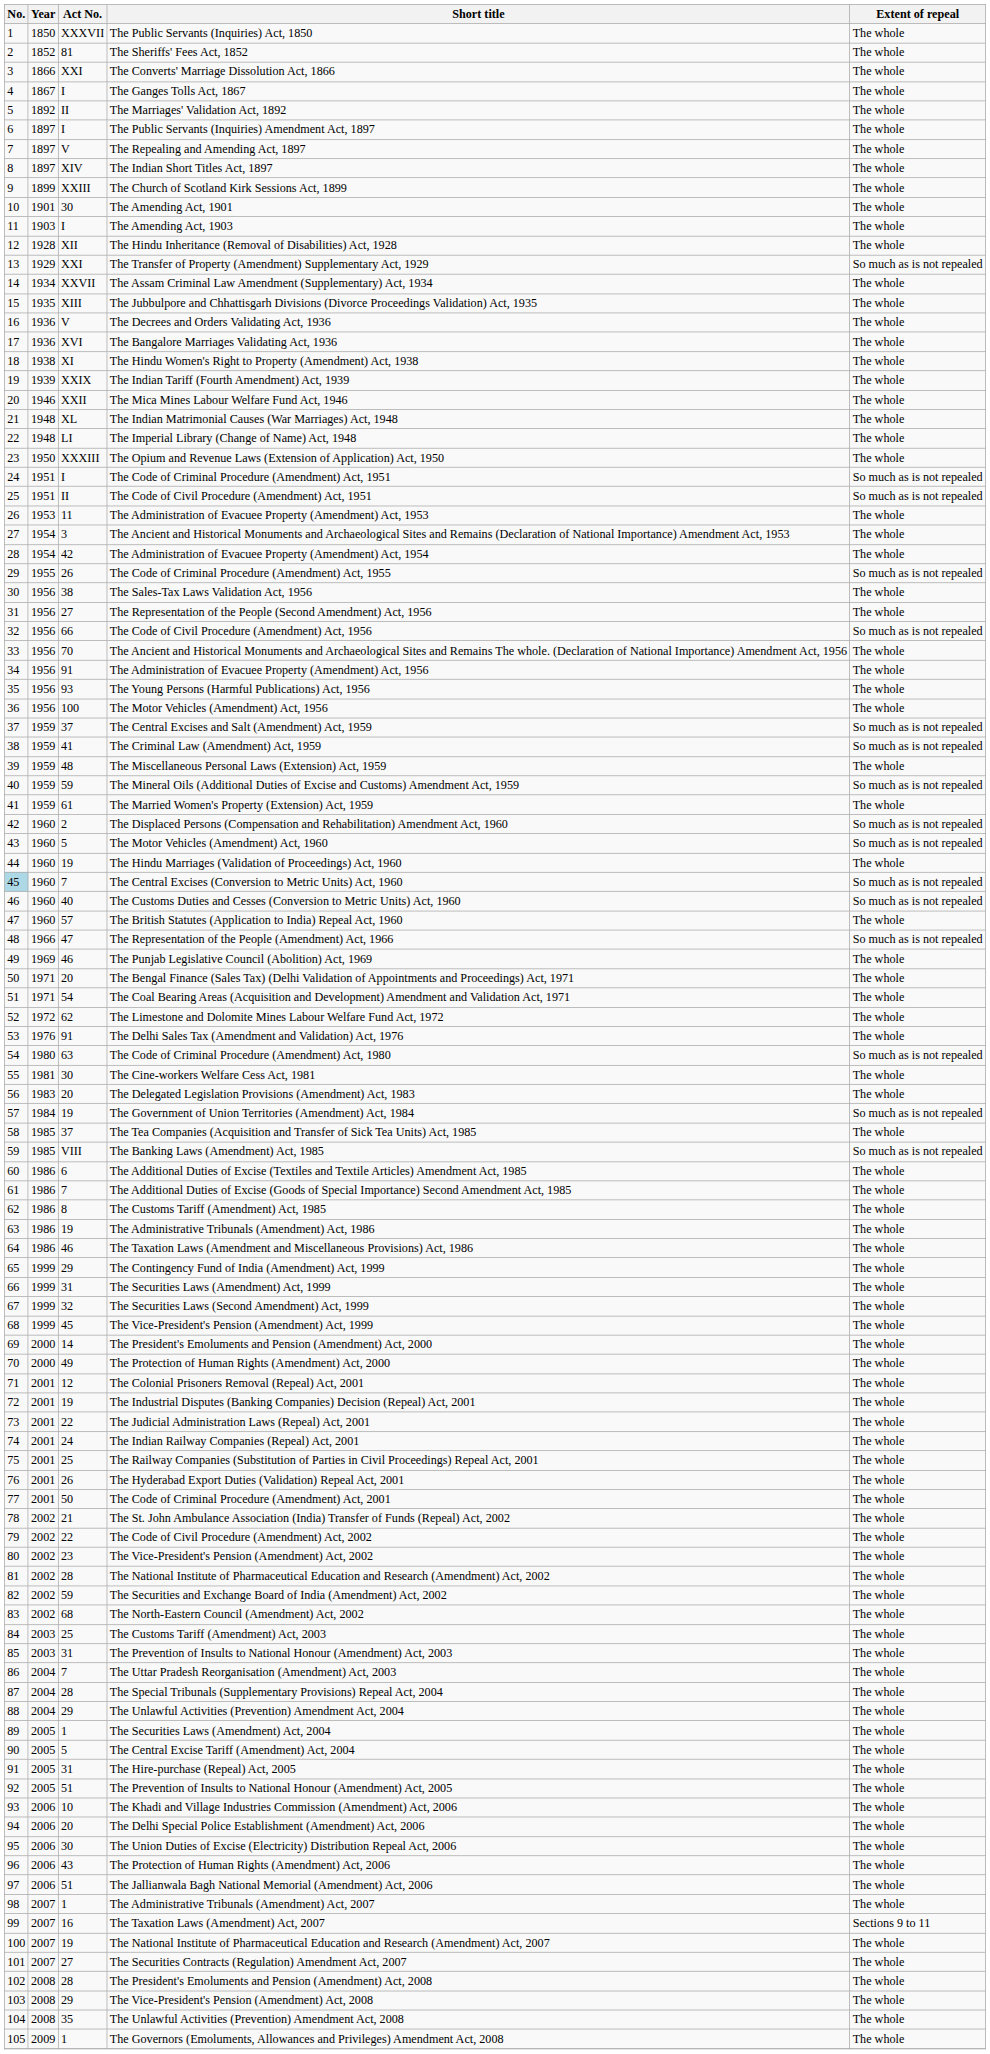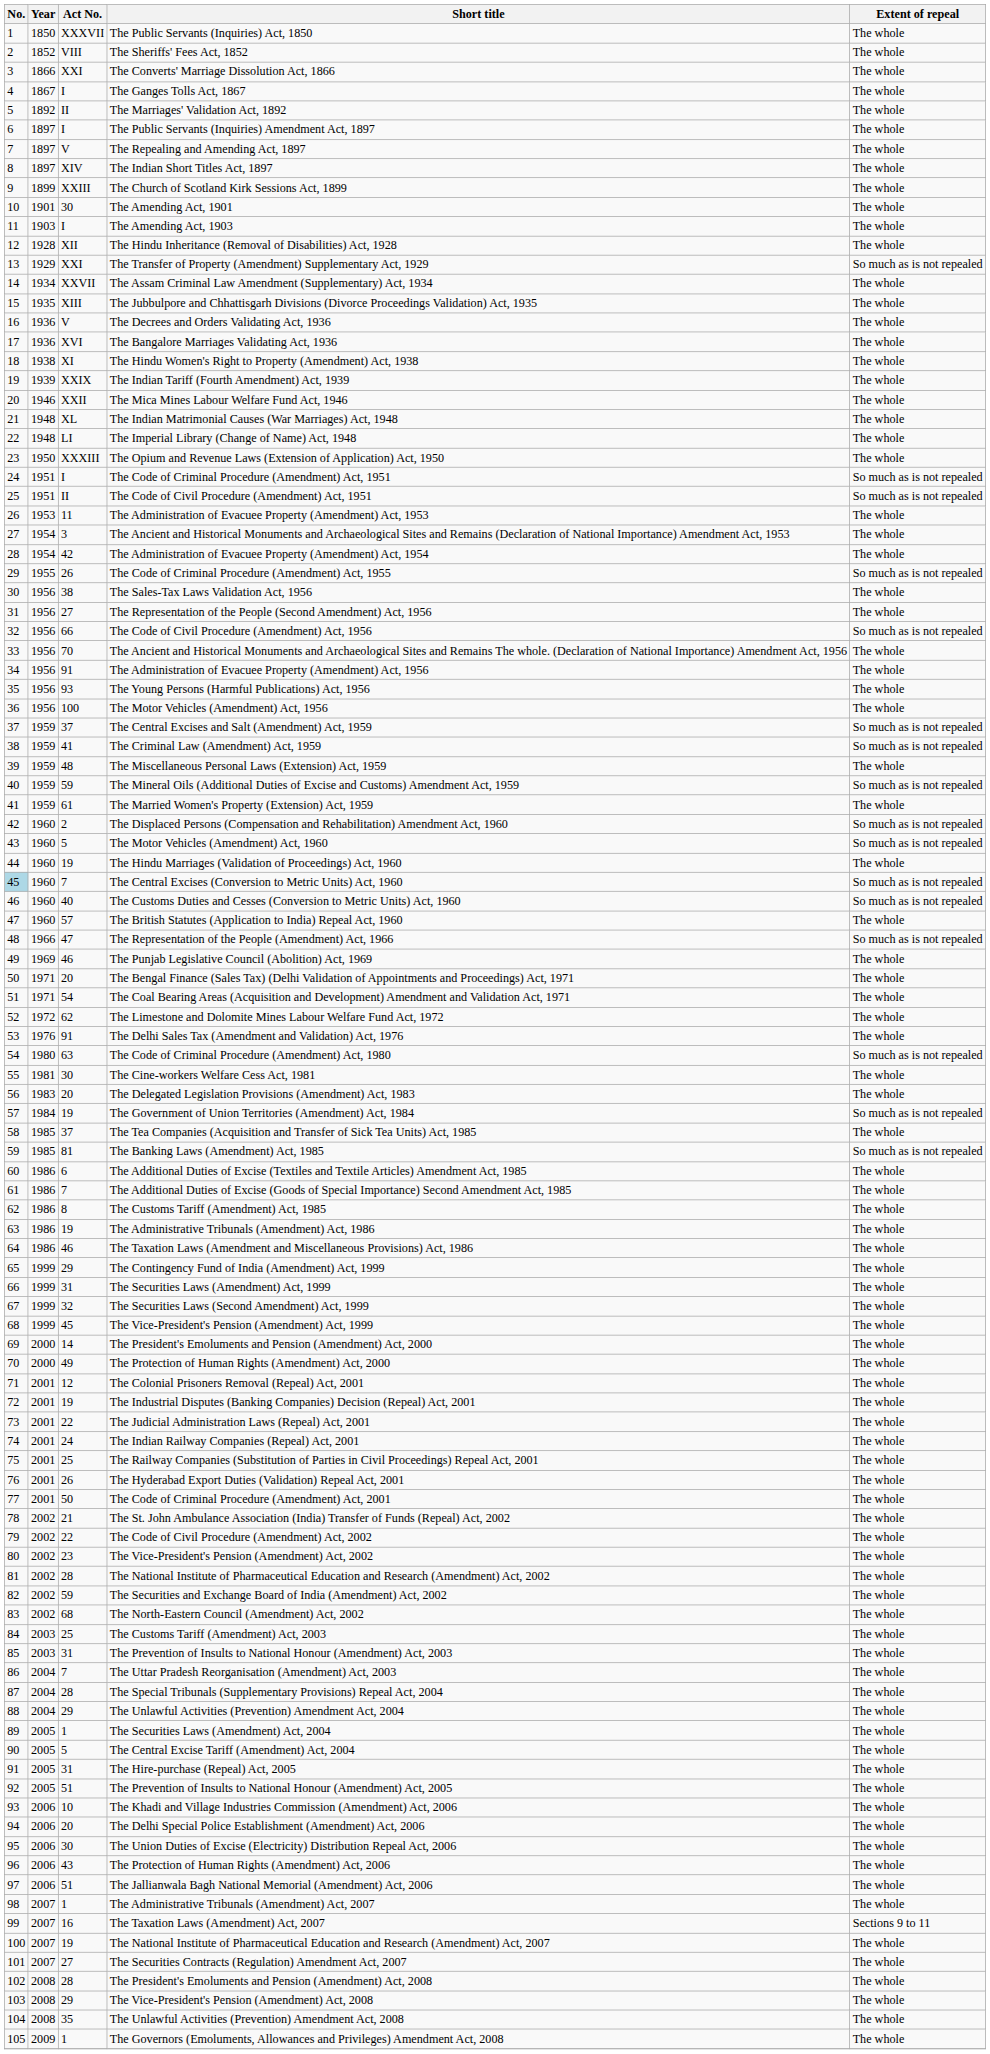(67, 52) 81 -> (71, 52) VIII
(71, 1151) VIII -> (67, 1151) 81
